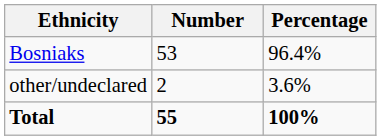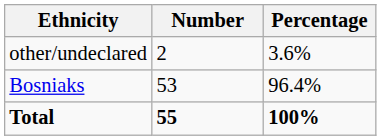rows swapped: (47, 53) <-> (78, 85)
